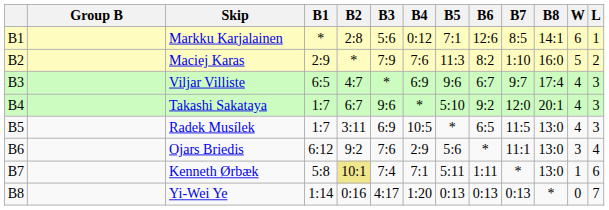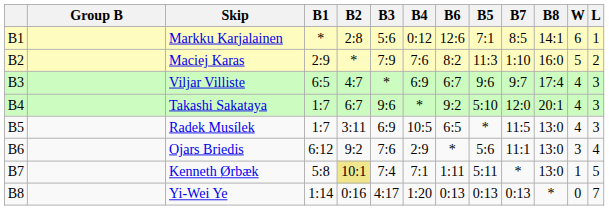columns swapped: (452, 15) <-> (485, 15)
(596, 171) 6 -> (596, 171) 5
